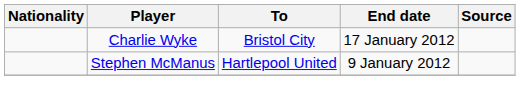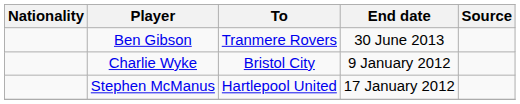+ row: (153, 39)
(399, 39) 17 January 2012 -> (399, 63) 9 January 2012
(399, 63) 9 January 2012 -> (399, 87) 17 January 2012
